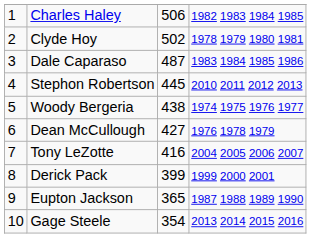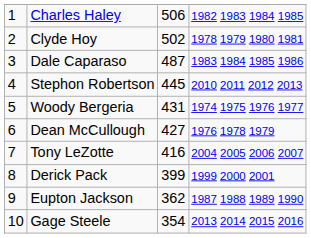(173, 107) 438 -> (173, 107) 431
(173, 198) 365 -> (173, 198) 362
